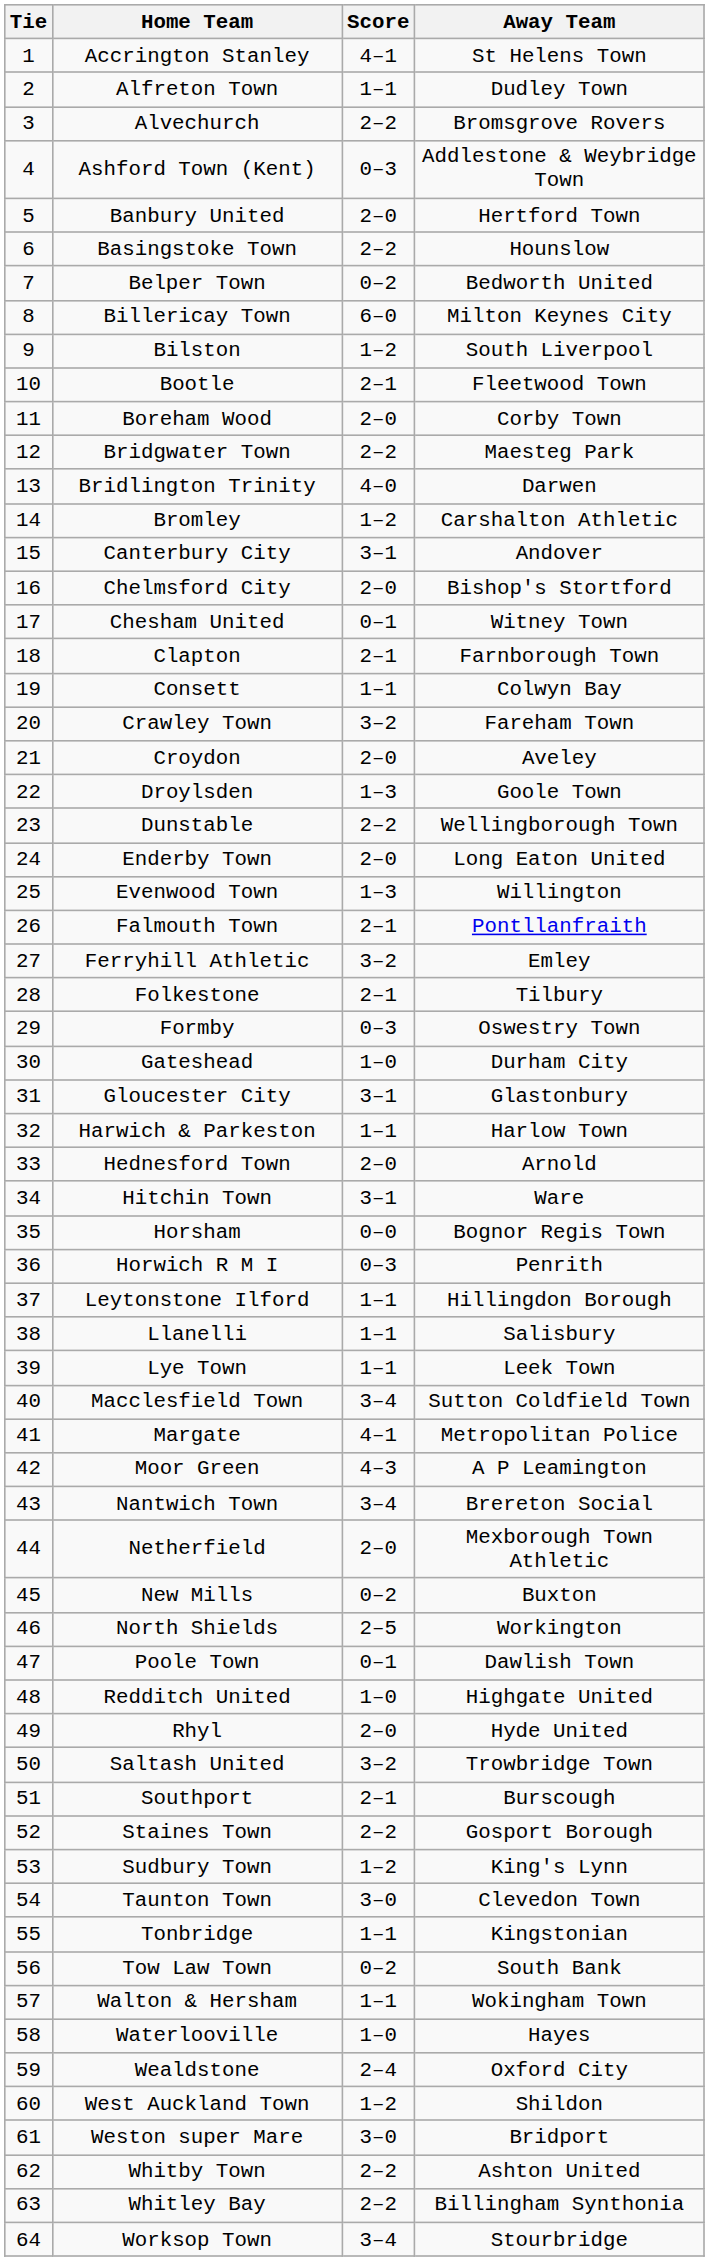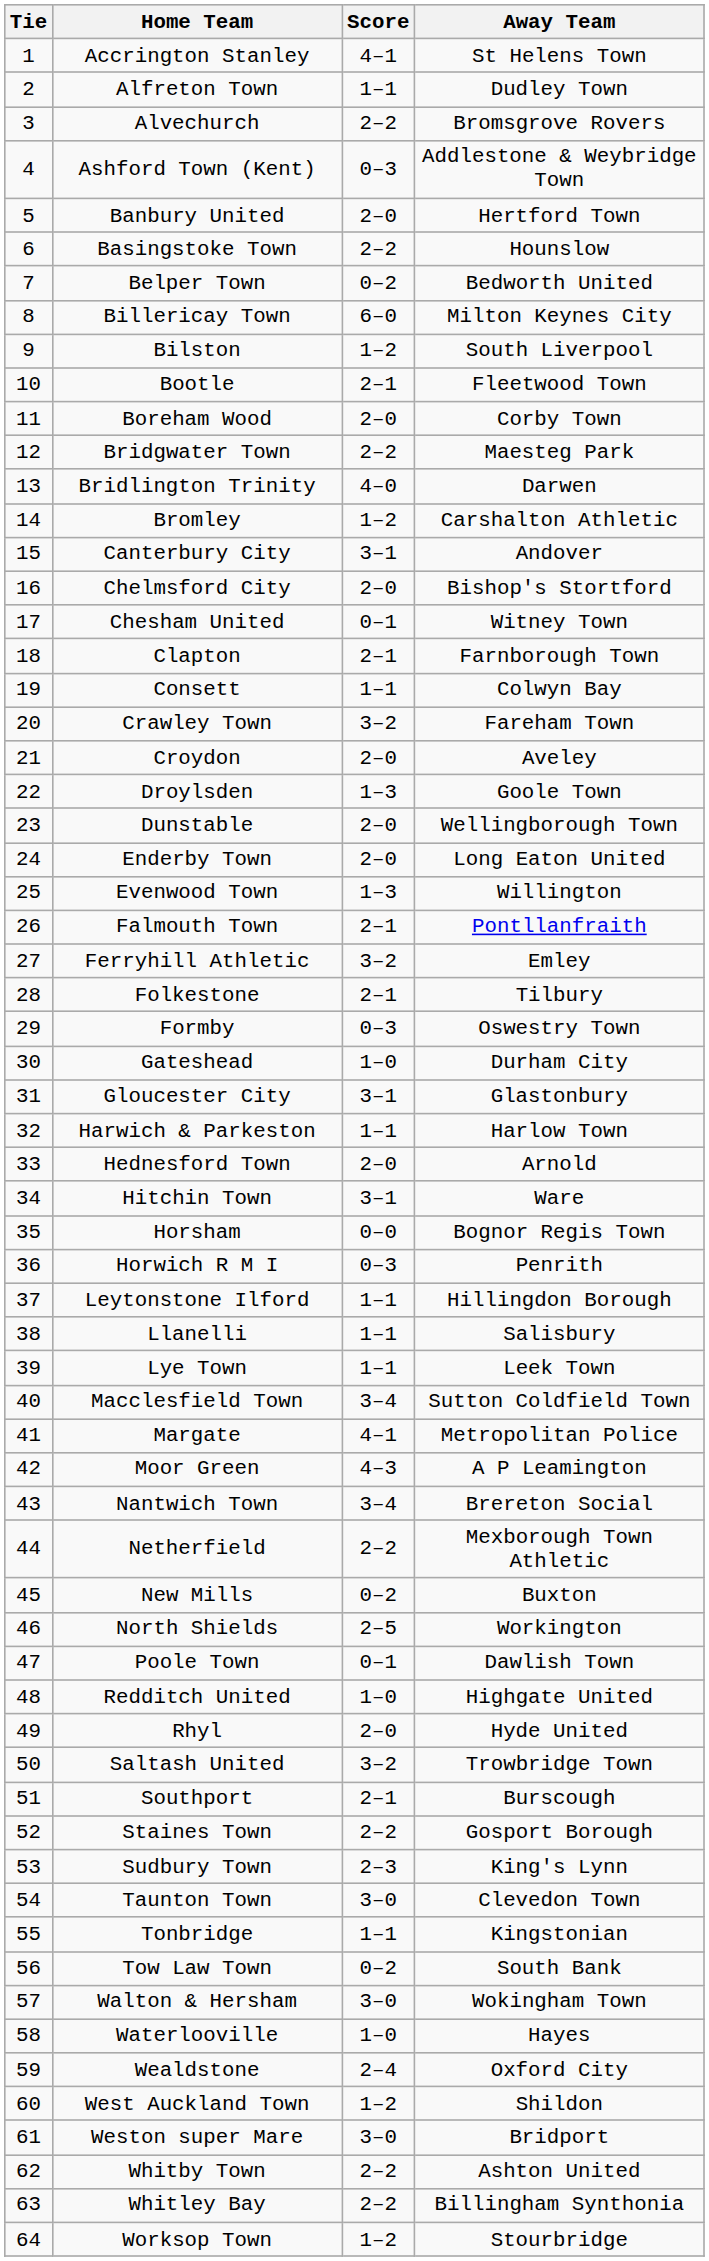(378, 825) 2–2 -> (378, 825) 2–0
(378, 1549) 2–0 -> (378, 1549) 2–2
(378, 1866) 1–2 -> (378, 1866) 2–3
(378, 2002) 1–1 -> (378, 2002) 3–0
(378, 2239) 3–4 -> (378, 2239) 1–2
